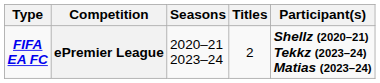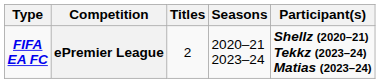columns swapped: (250, 15) <-> (198, 15)
